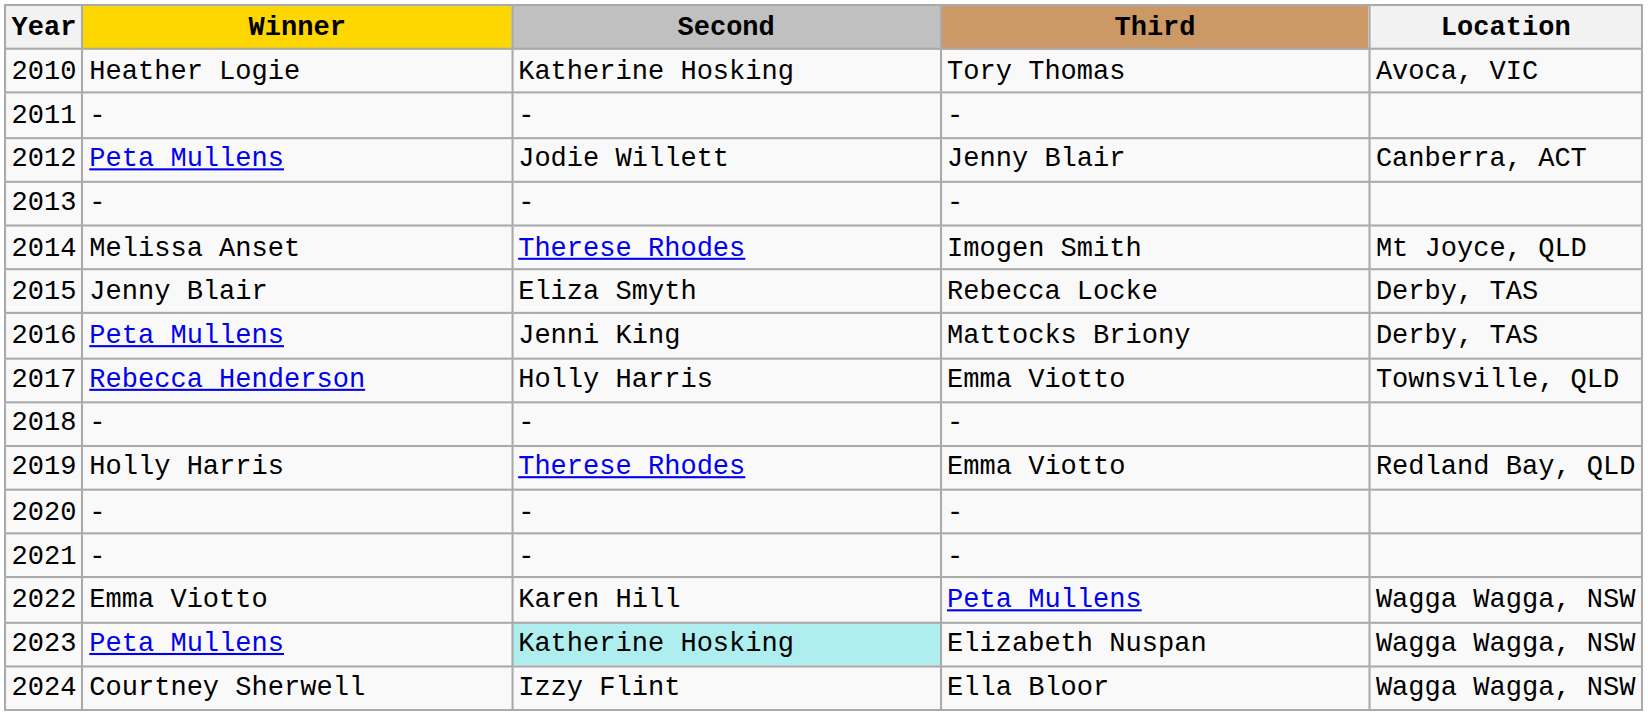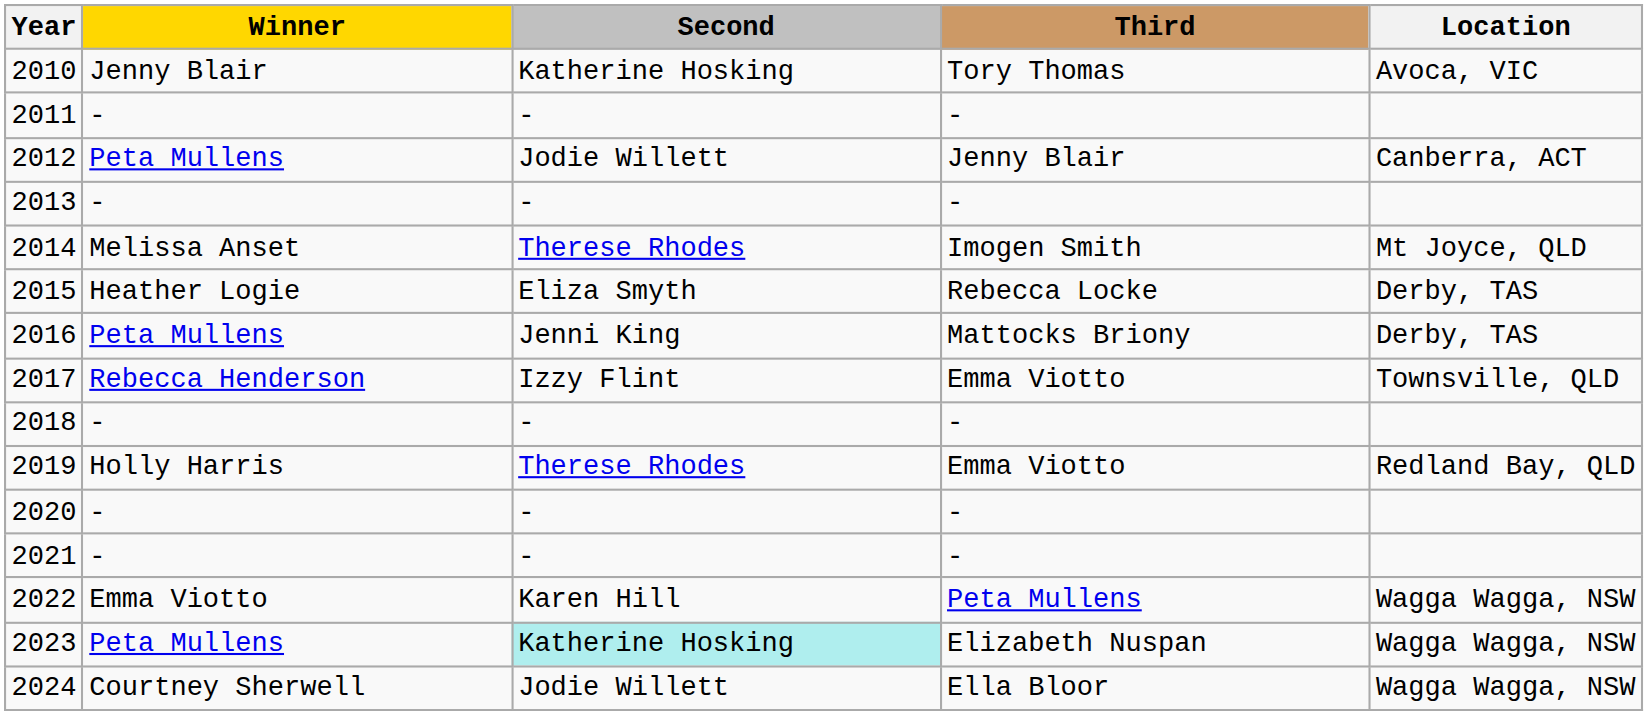(195, 71) Heather Logie -> (179, 71) Jenny Blair
(179, 291) Jenny Blair -> (195, 291) Heather Logie
(616, 380) Holly Harris -> (599, 380) Izzy Flint
(599, 688) Izzy Flint -> (624, 688) Jodie Willett
